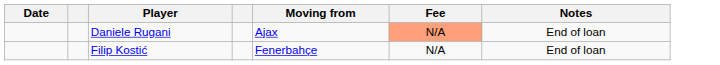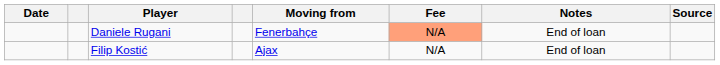+ column: (692, 13)
(266, 32) Ajax -> (286, 32) Fenerbahçe
(286, 50) Fenerbahçe -> (266, 50) Ajax
